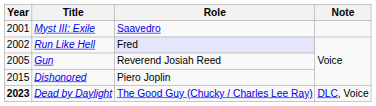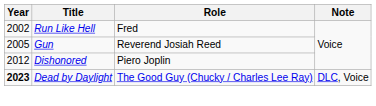- row: (65, 28)
(127, 45) lavender background -> (127, 28) no background
(18, 77) 2015 -> (18, 61) 2012
